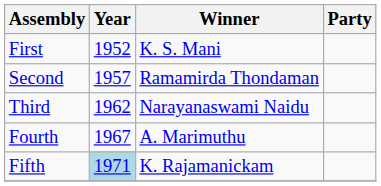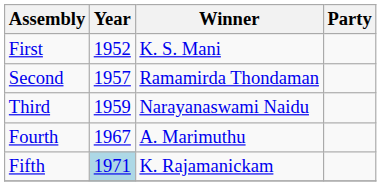(112, 107) 1962 -> (112, 107) 1959
